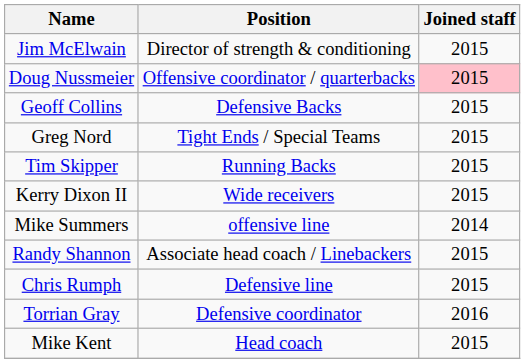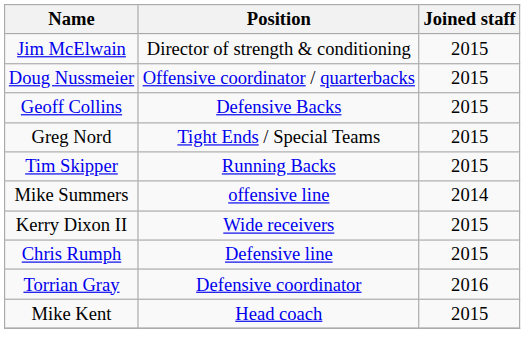(470, 78) pink background -> (470, 78) no background
rows swapped: (71, 195) <-> (71, 225)
- row: (71, 254)
